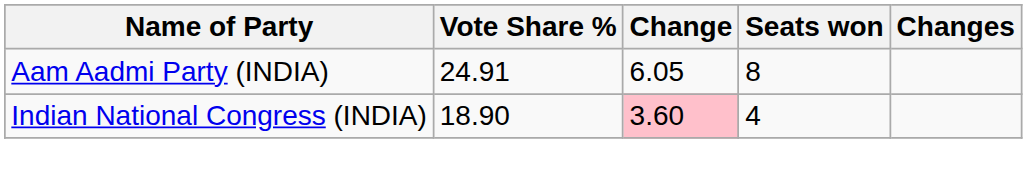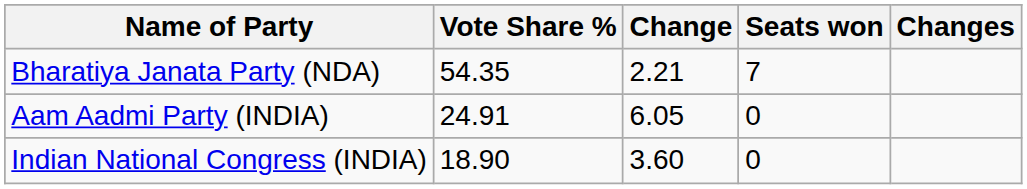+ row: (196, 71)
(753, 71) 8 -> (753, 115) 0
(657, 115) pink background -> (657, 159) no background
(753, 115) 4 -> (753, 159) 0
